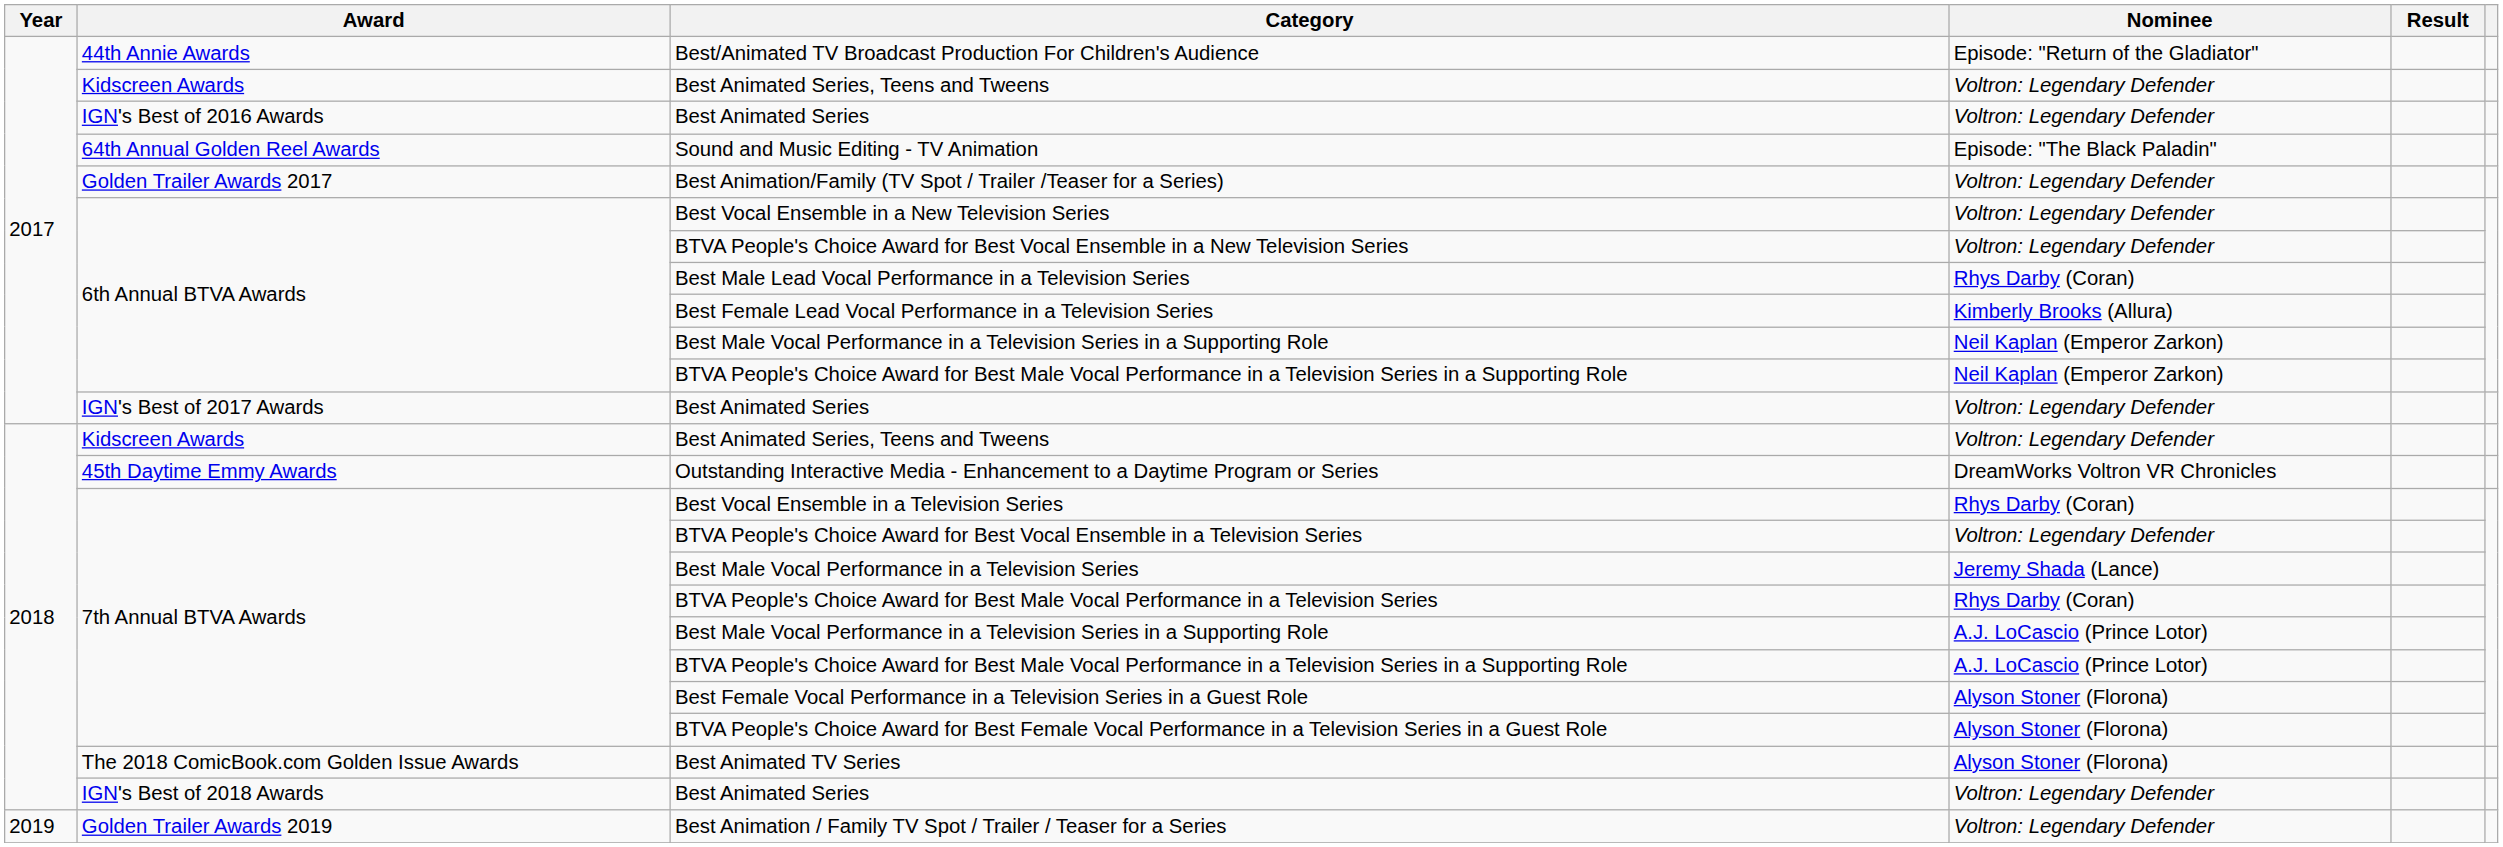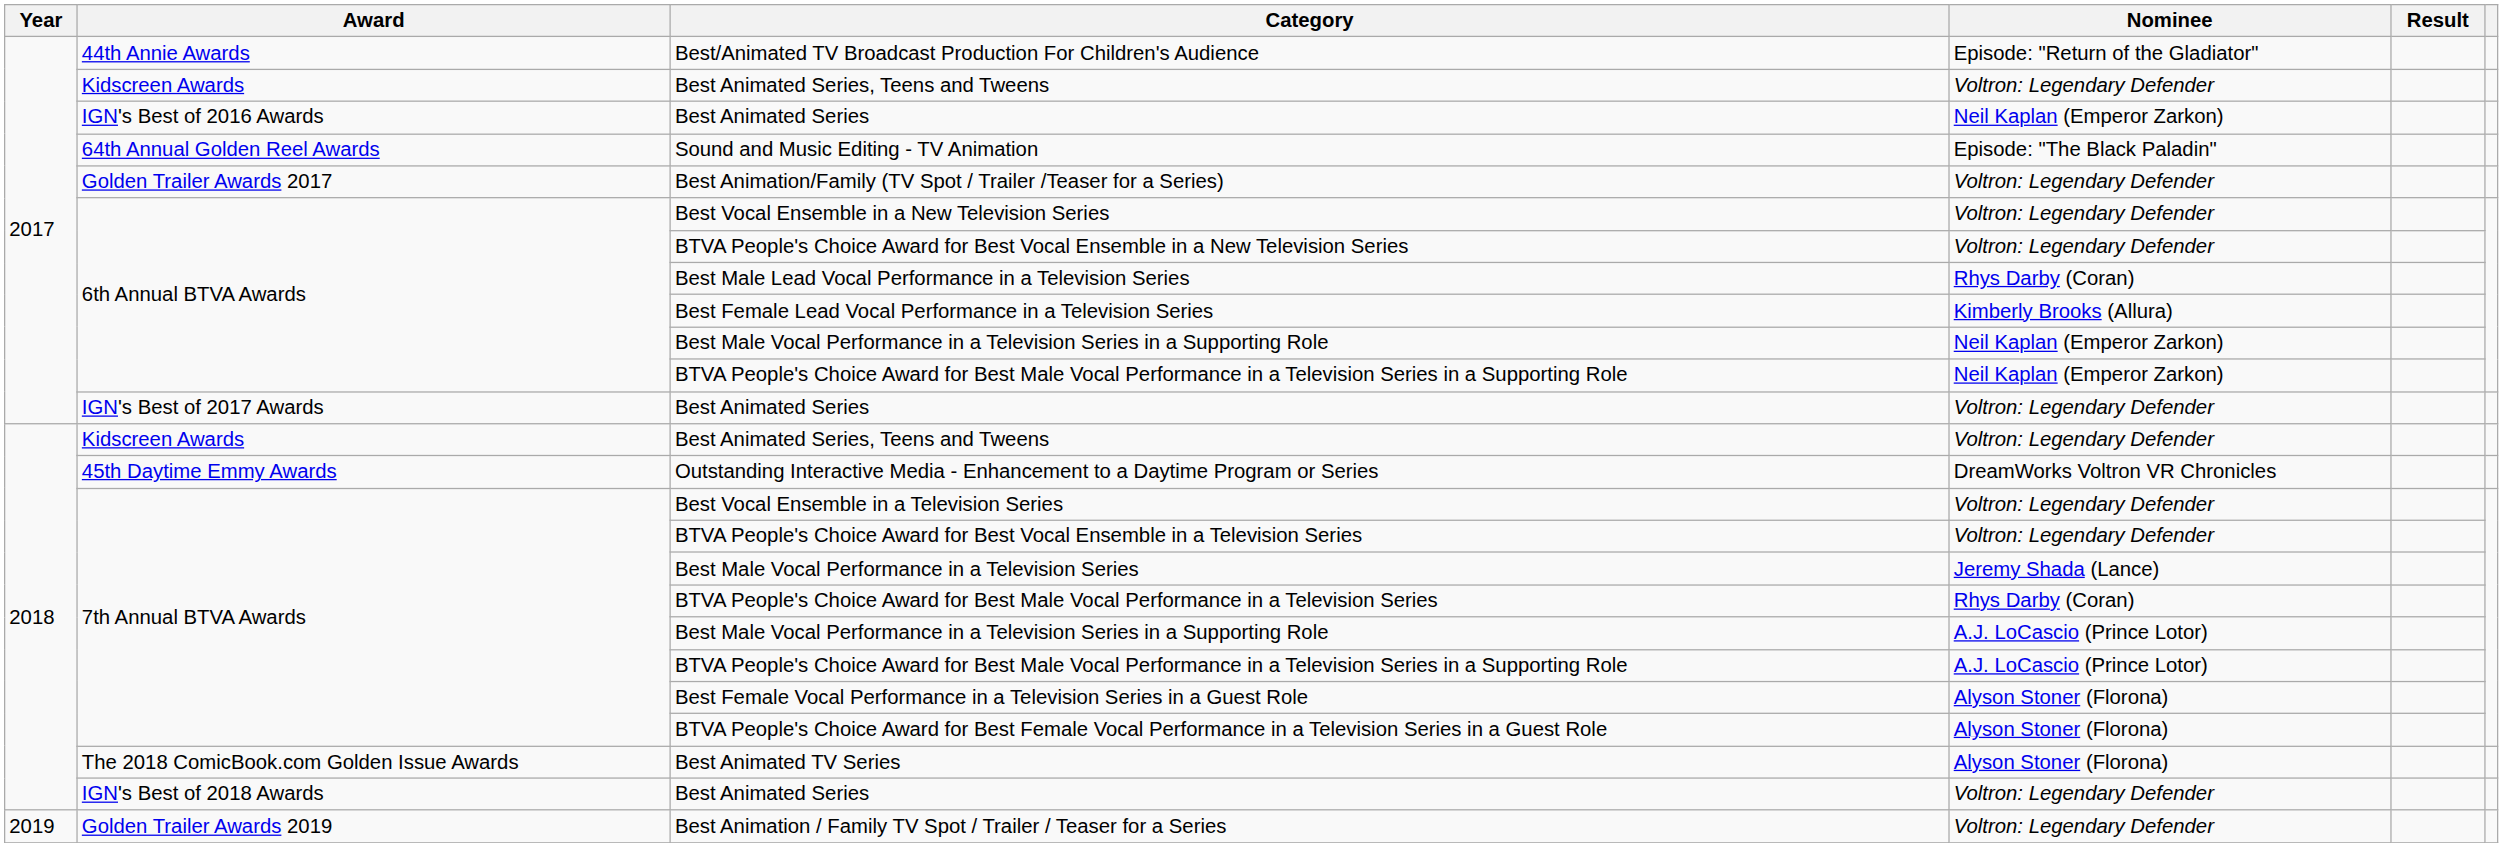(2084, 117) Voltron: Legendary Defender -> (2089, 117) Neil Kaplan (Emperor Zarkon)
(2044, 504) Rhys Darby (Coran) -> (2084, 504) Voltron: Legendary Defender
